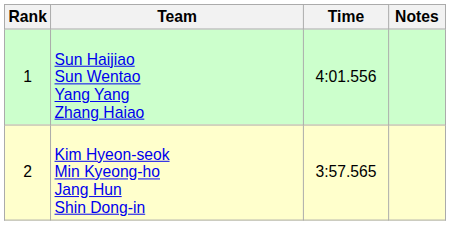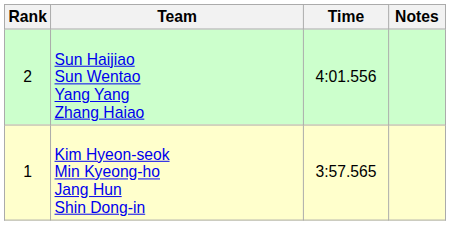(28, 77) 1 -> (28, 77) 2
(28, 172) 2 -> (28, 172) 1
